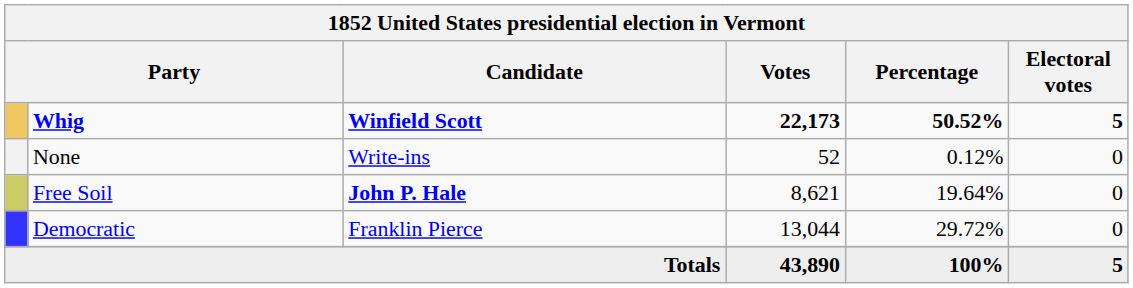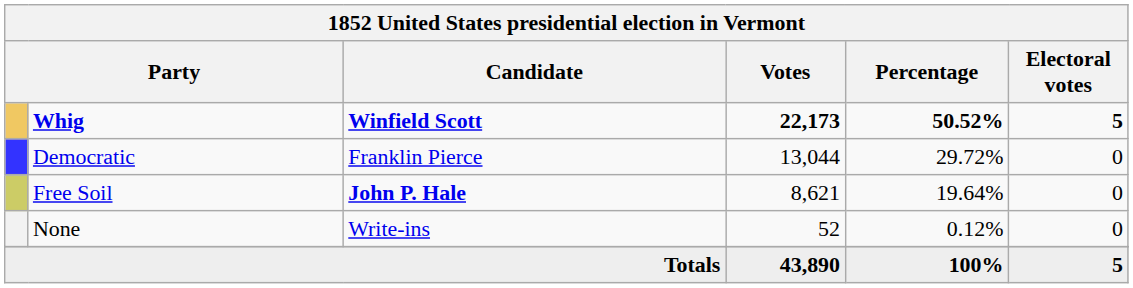rows swapped: (84, 229) <-> (57, 156)
